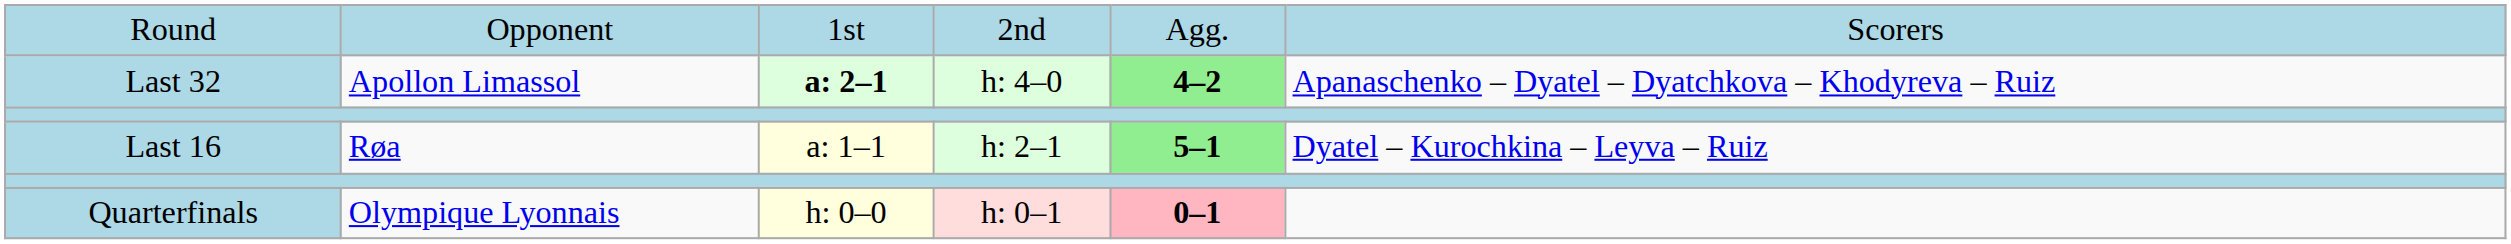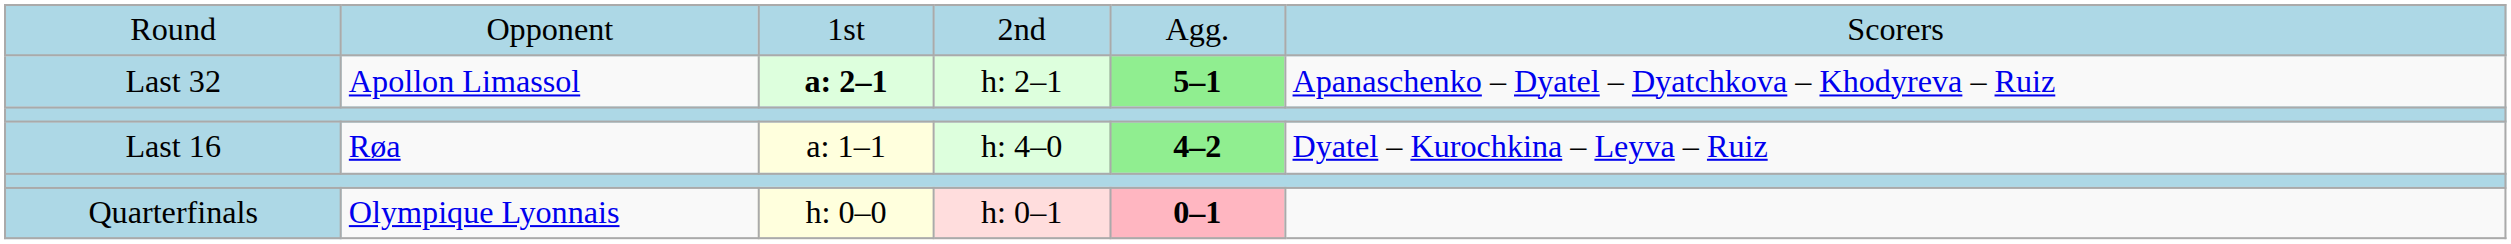(1022, 81) h: 4–0 -> (1022, 81) h: 2–1
(1197, 81) 4–2 -> (1197, 81) 5–1
(1022, 146) h: 2–1 -> (1022, 146) h: 4–0
(1197, 146) 5–1 -> (1197, 146) 4–2
